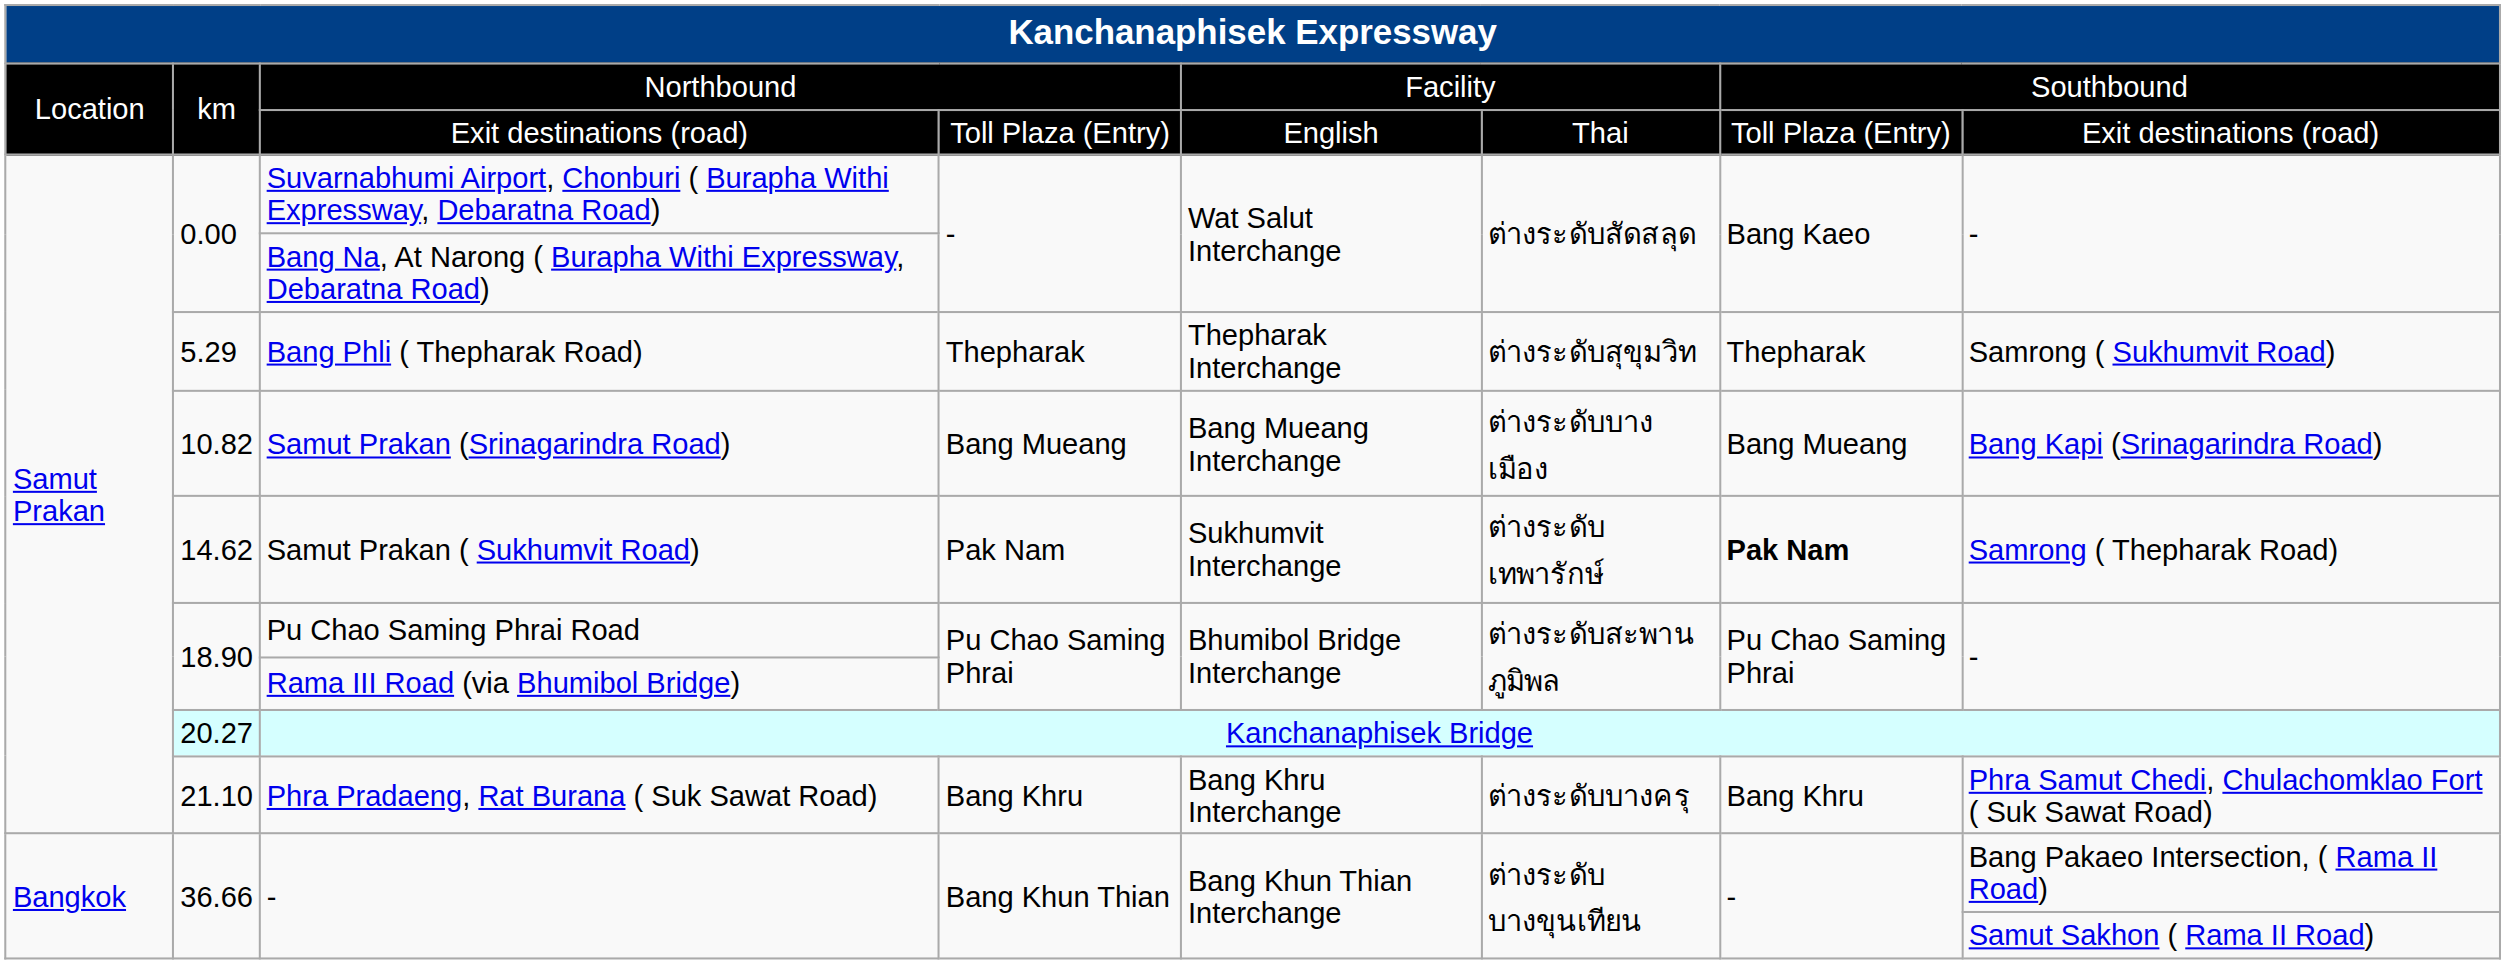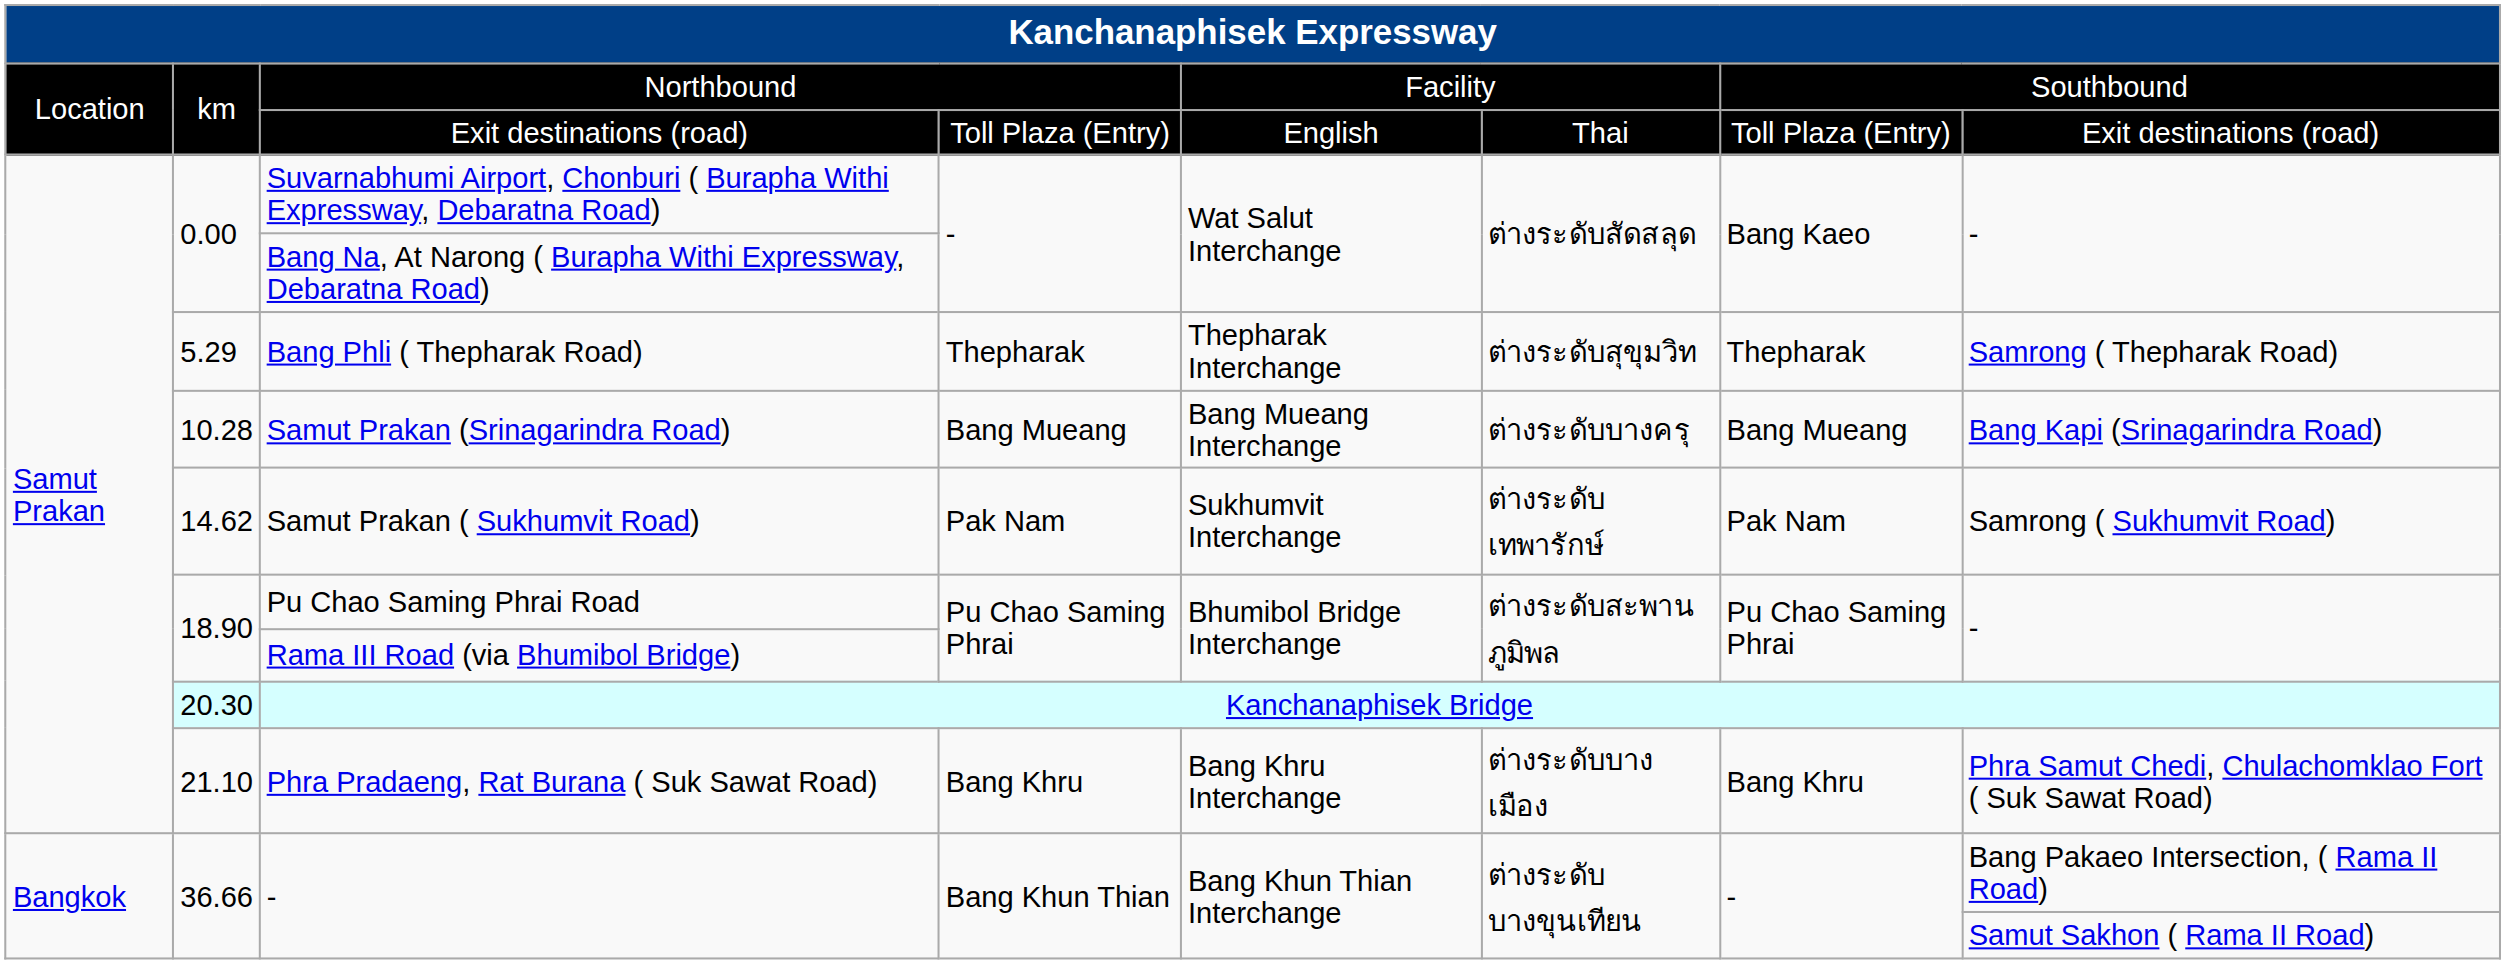(2152, 351) Samrong ( Sukhumvit Road) -> (2153, 351) Samrong ( Thepharak Road)
(217, 444) 10.82 -> (217, 430) 10.28
(1571, 445) ต่างระดับบางเมือง -> (1589, 431) ต่างระดับบางครุ
(1788, 550) bold -> (1786, 522) normal
(2153, 550) Samrong ( Thepharak Road) -> (2152, 522) Samrong ( Sukhumvit Road)
(217, 733) 20.27 -> (217, 705) 20.30
(1589, 796) ต่างระดับบางครุ -> (1571, 782) ต่างระดับบางเมือง
